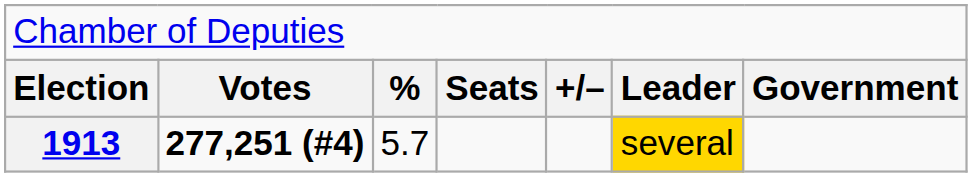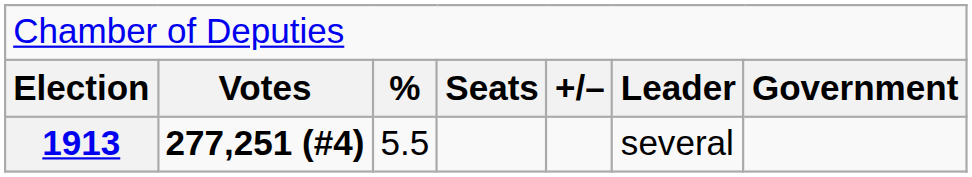(405, 143) 5.7 -> (405, 143) 5.5
(677, 143) gold background -> (677, 143) no background
